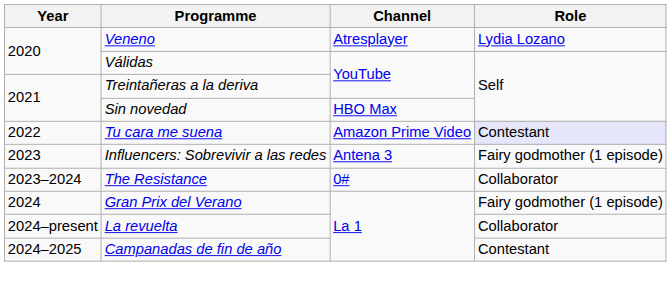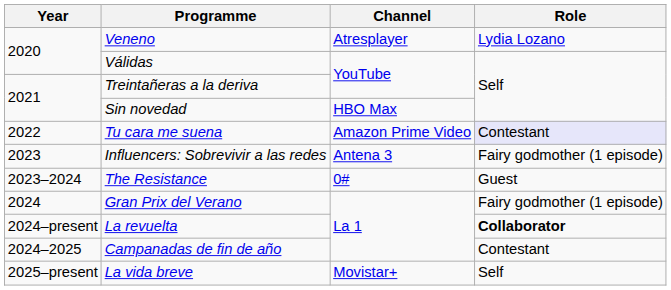(518, 179) Collaborator -> (498, 179) Guest
(518, 226) normal -> (522, 226) bold
+ row: (149, 272)
